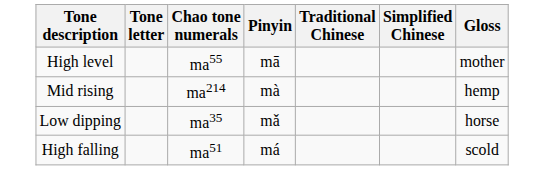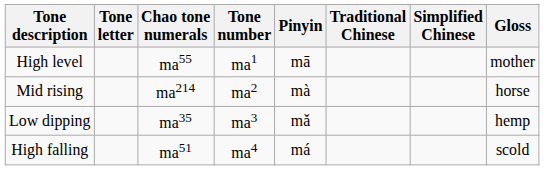+ column: (244, 25)
(482, 91) hemp -> (513, 91) horse
(482, 120) horse -> (513, 120) hemp
